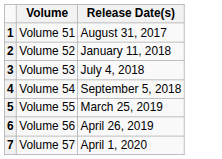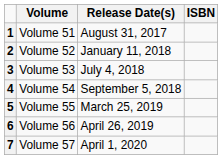+ column: (201, 13)
